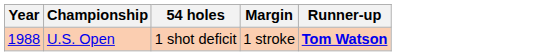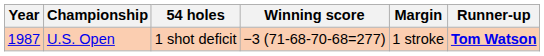+ column: (314, 16)
(24, 39) 1988 -> (24, 39) 1987
